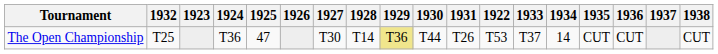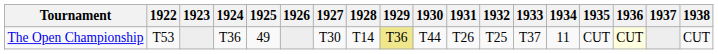columns swapped: (496, 15) <-> (163, 15)
(263, 38) 47 -> (263, 38) 49
(563, 38) 14 -> (563, 38) 11
(630, 38) no background -> (630, 38) lightyellow background
